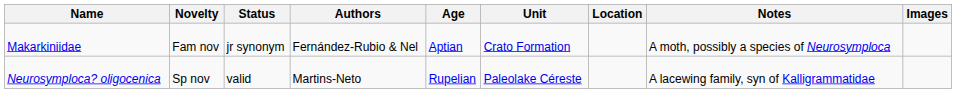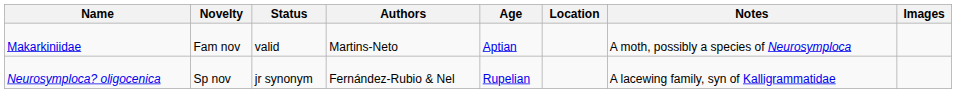- column: (535, 14)
(256, 46) jr synonym -> (267, 46) valid
(355, 46) Fernández-Rubio & Nel -> (364, 46) Martins-Neto
(239, 79) valid -> (284, 79) jr synonym
(327, 79) Martins-Neto -> (392, 79) Fernández-Rubio & Nel
